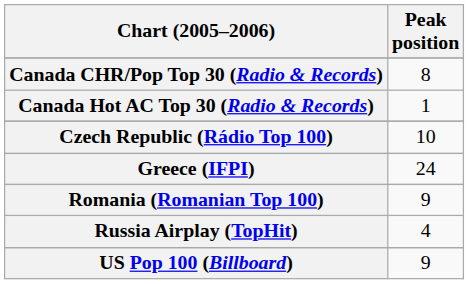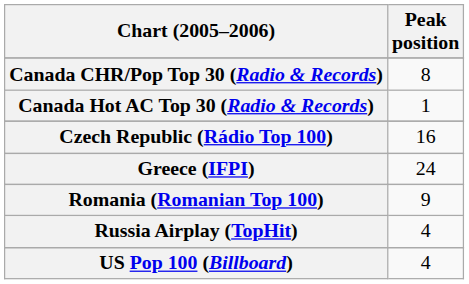(426, 136) 10 -> (426, 136) 16
(426, 262) 9 -> (426, 262) 4
